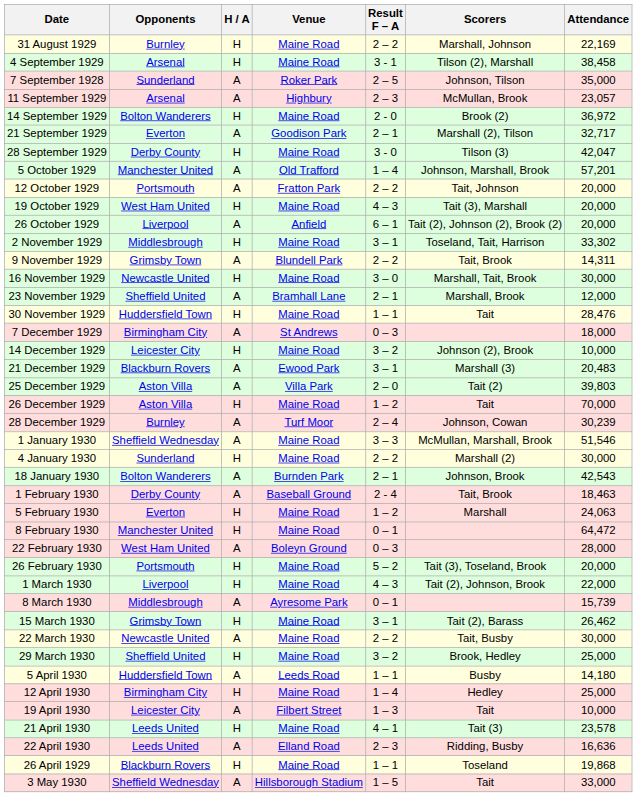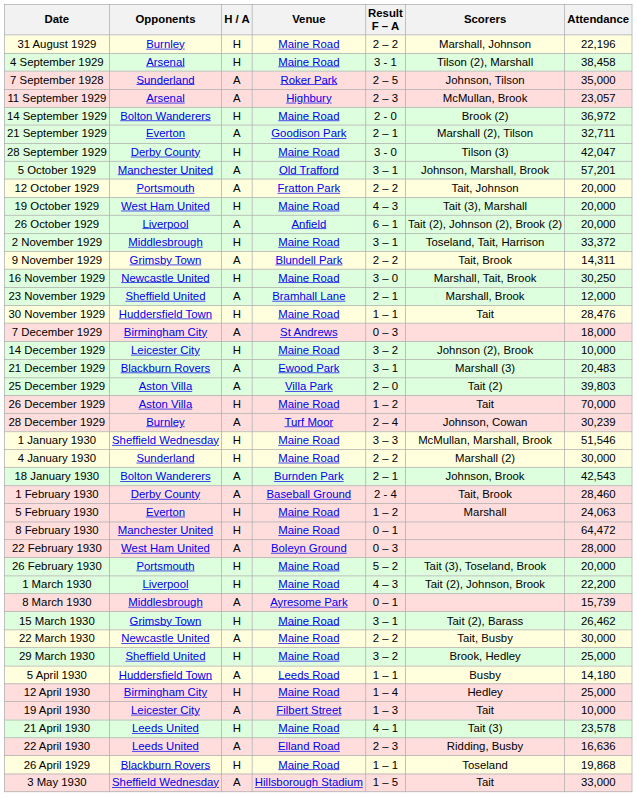(598, 44) 22,169 -> (598, 44) 22,196
(598, 134) 32,717 -> (598, 134) 32,711
(385, 170) 1 – 4 -> (385, 170) 3 – 1
(598, 242) 33,302 -> (598, 242) 33,372
(598, 278) 30,000 -> (598, 278) 30,250
(237, 440) A -> (237, 440) H
(598, 494) 18,463 -> (598, 494) 28,460
(598, 584) 22,000 -> (598, 584) 22,200
